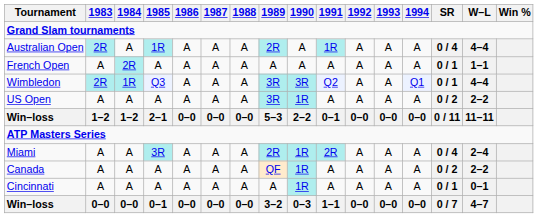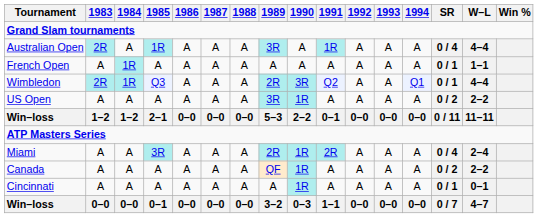(273, 47) 2R -> (273, 47) 3R
(129, 64) 2R -> (129, 64) 1R
(273, 82) 3R -> (273, 82) 2R
